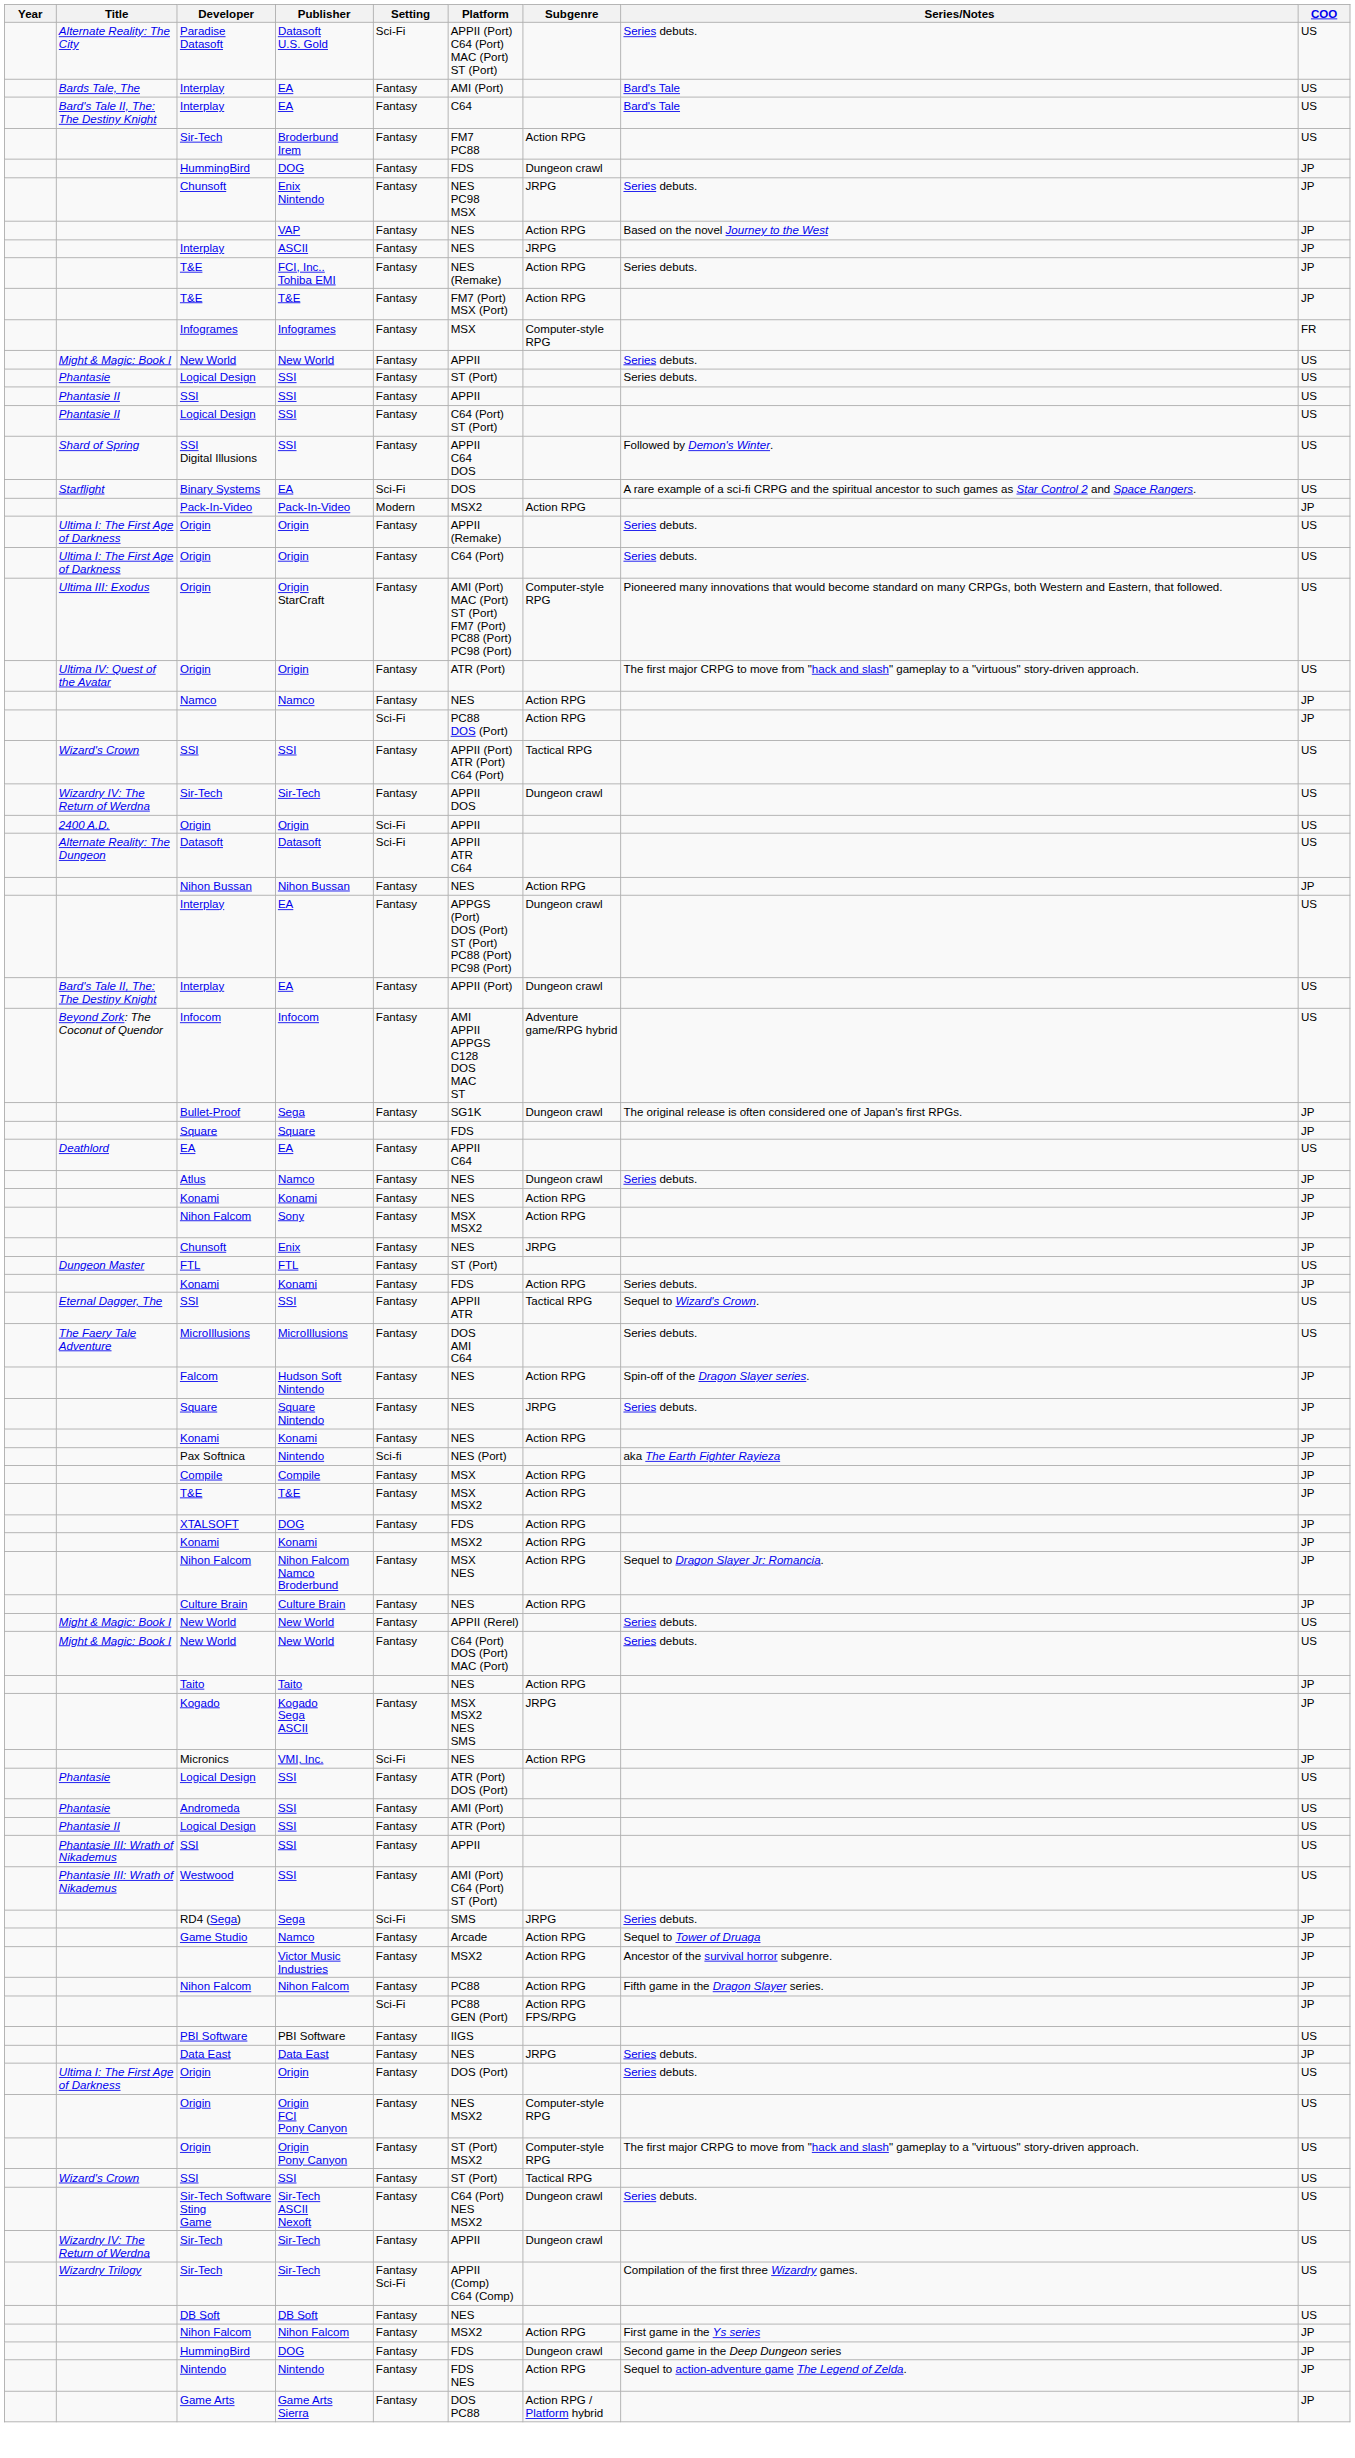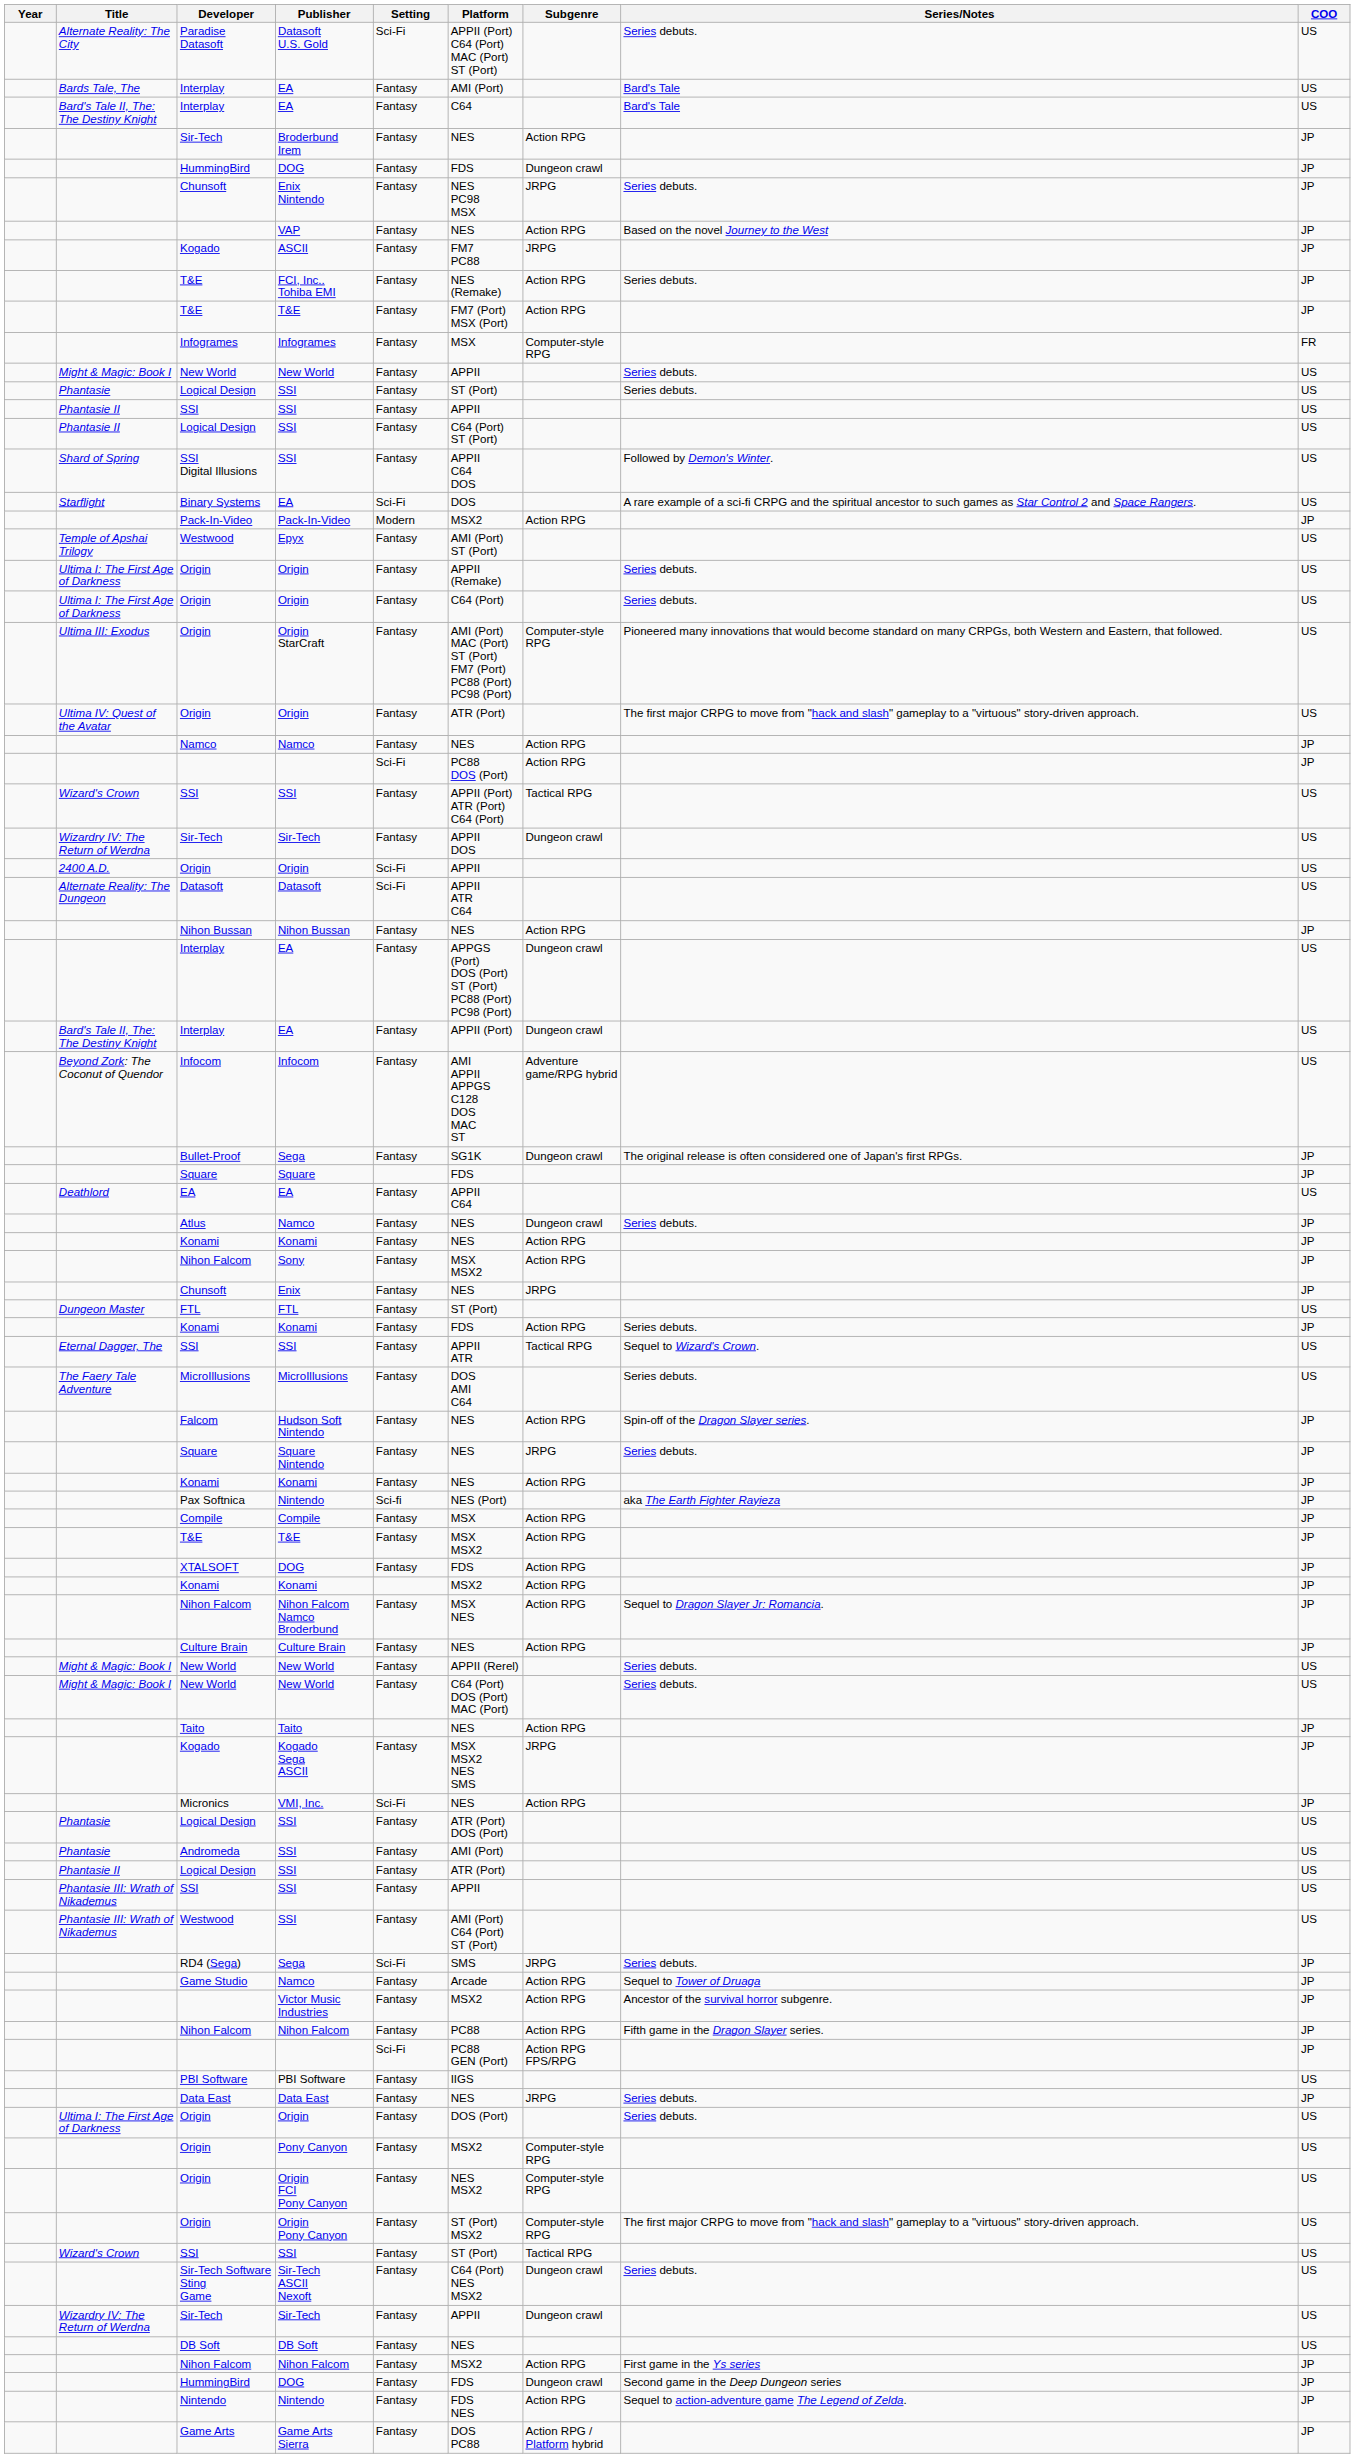(465, 143) FM7 PC88 -> (463, 137) NES
(1309, 137) US -> (1308, 137) JP
(202, 248) Interplay -> (200, 248) Kogado
(463, 248) NES -> (465, 255) FM7 PC88
+ row: (103, 544)
+ row: (117, 2153)
- row: (100, 2270)
